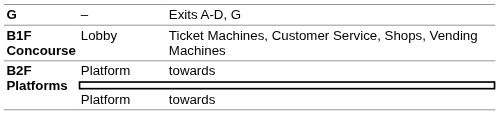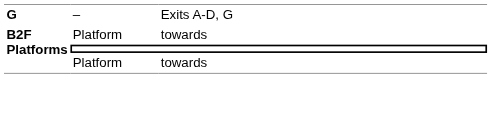- row: (99, 35)
